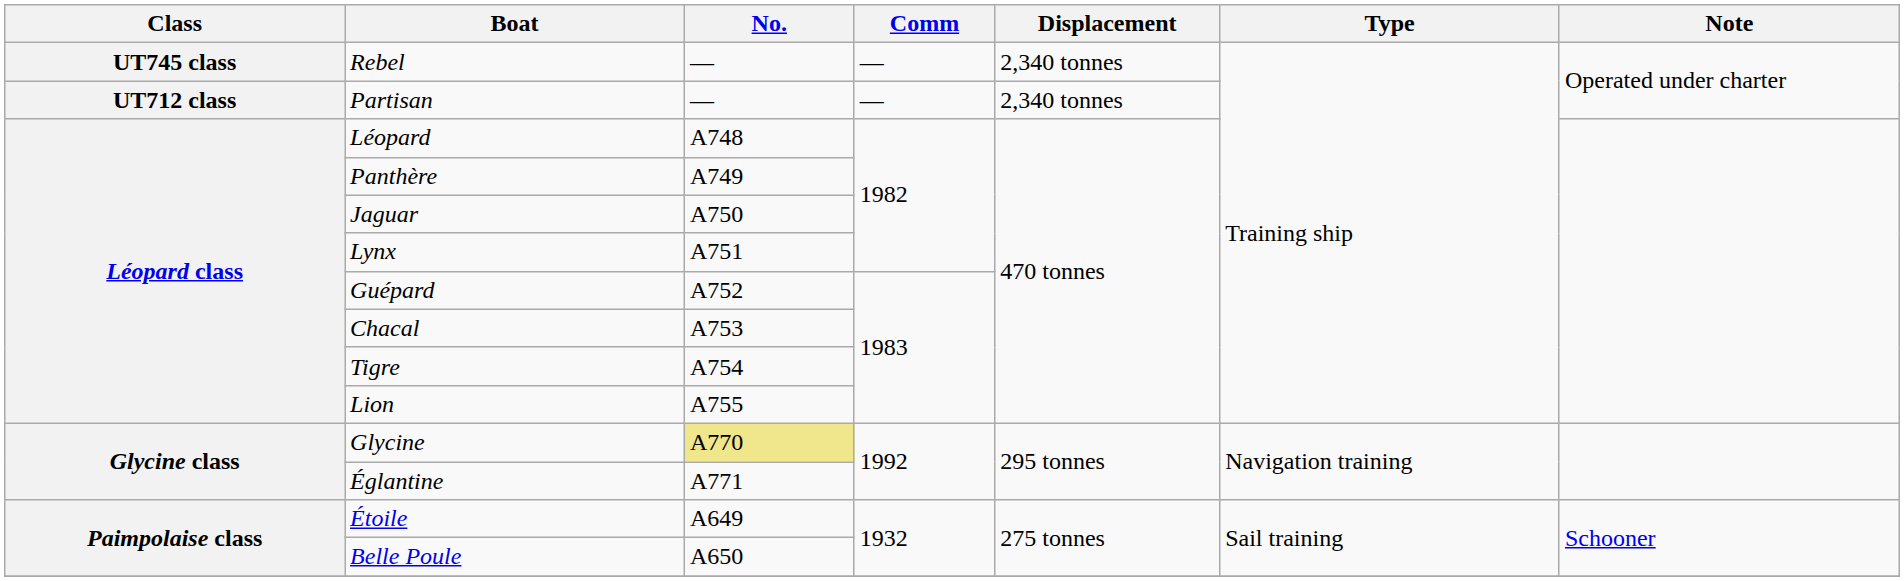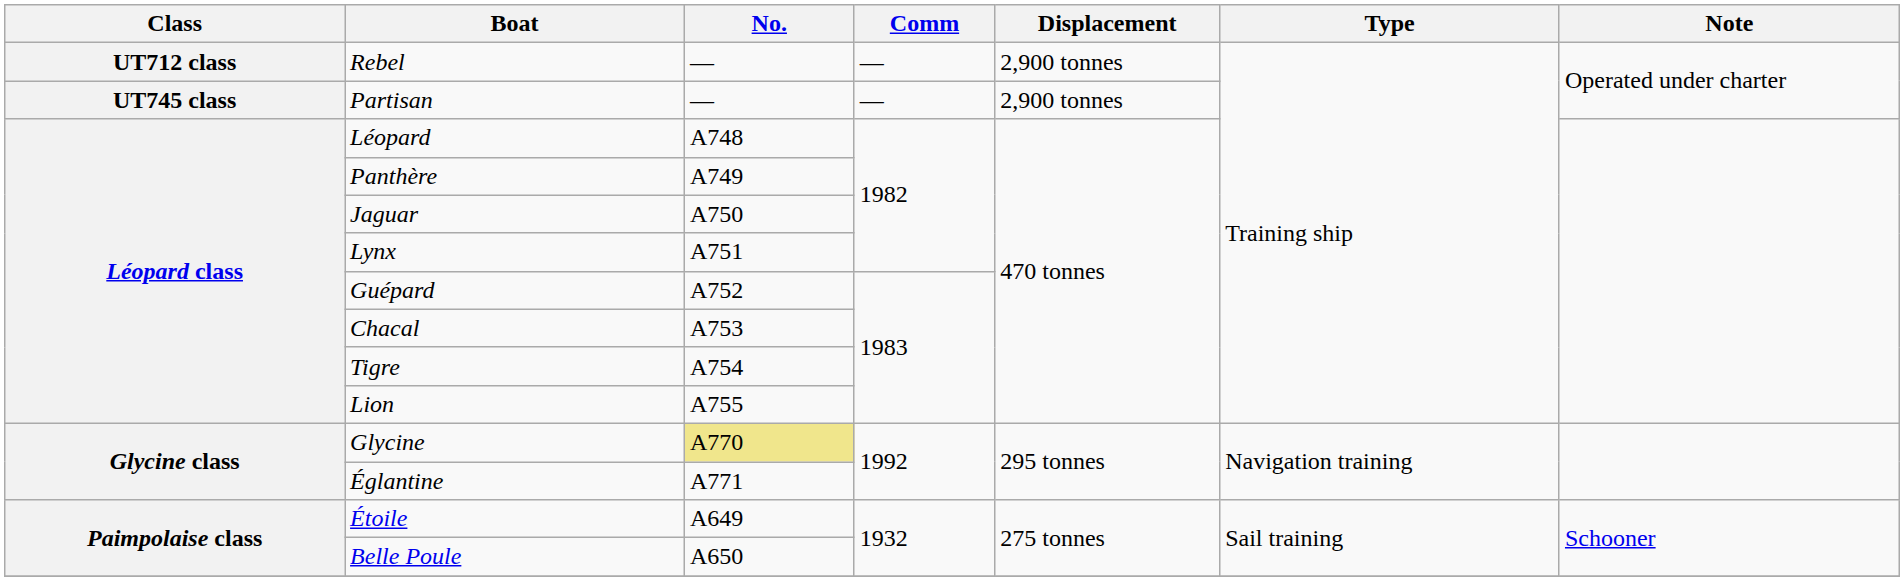(175, 61) UT745 class -> (175, 61) UT712 class
(1062, 61) 2,340 tonnes -> (1062, 61) 2,900 tonnes
(175, 99) UT712 class -> (175, 99) UT745 class
(1062, 99) 2,340 tonnes -> (1062, 99) 2,900 tonnes
